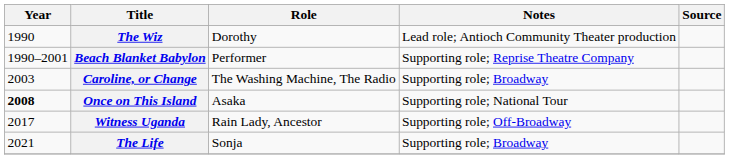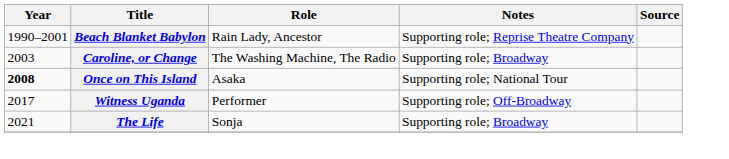- row: (140, 36)
(239, 57) Performer -> (267, 36) Rain Lady, Ancestor
(267, 121) Rain Lady, Ancestor -> (239, 100) Performer
